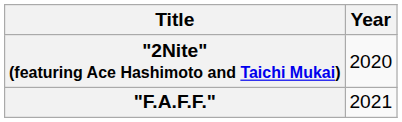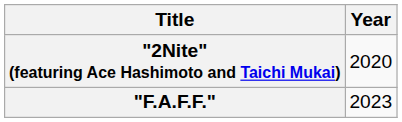(371, 102) 2021 -> (371, 102) 2023
